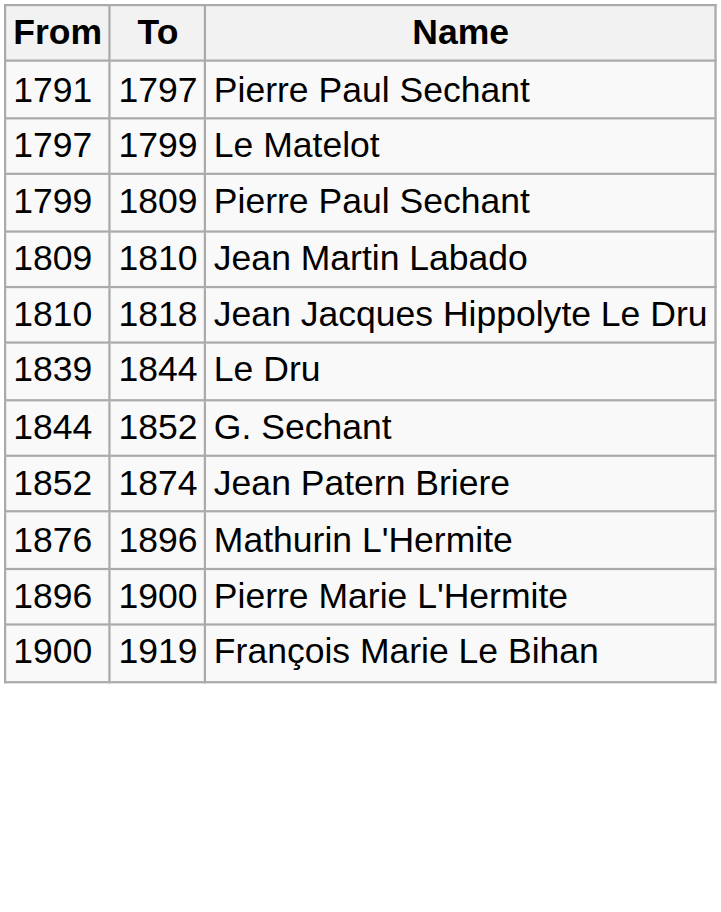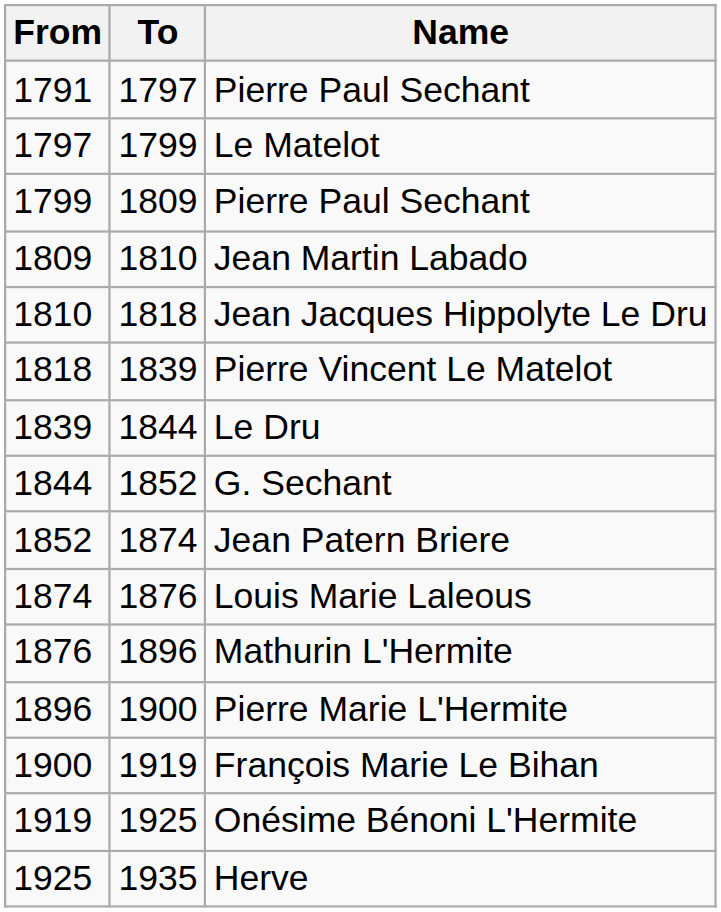+ row: (53, 370)
+ row: (53, 595)
+ row: (53, 821)
+ row: (53, 877)
